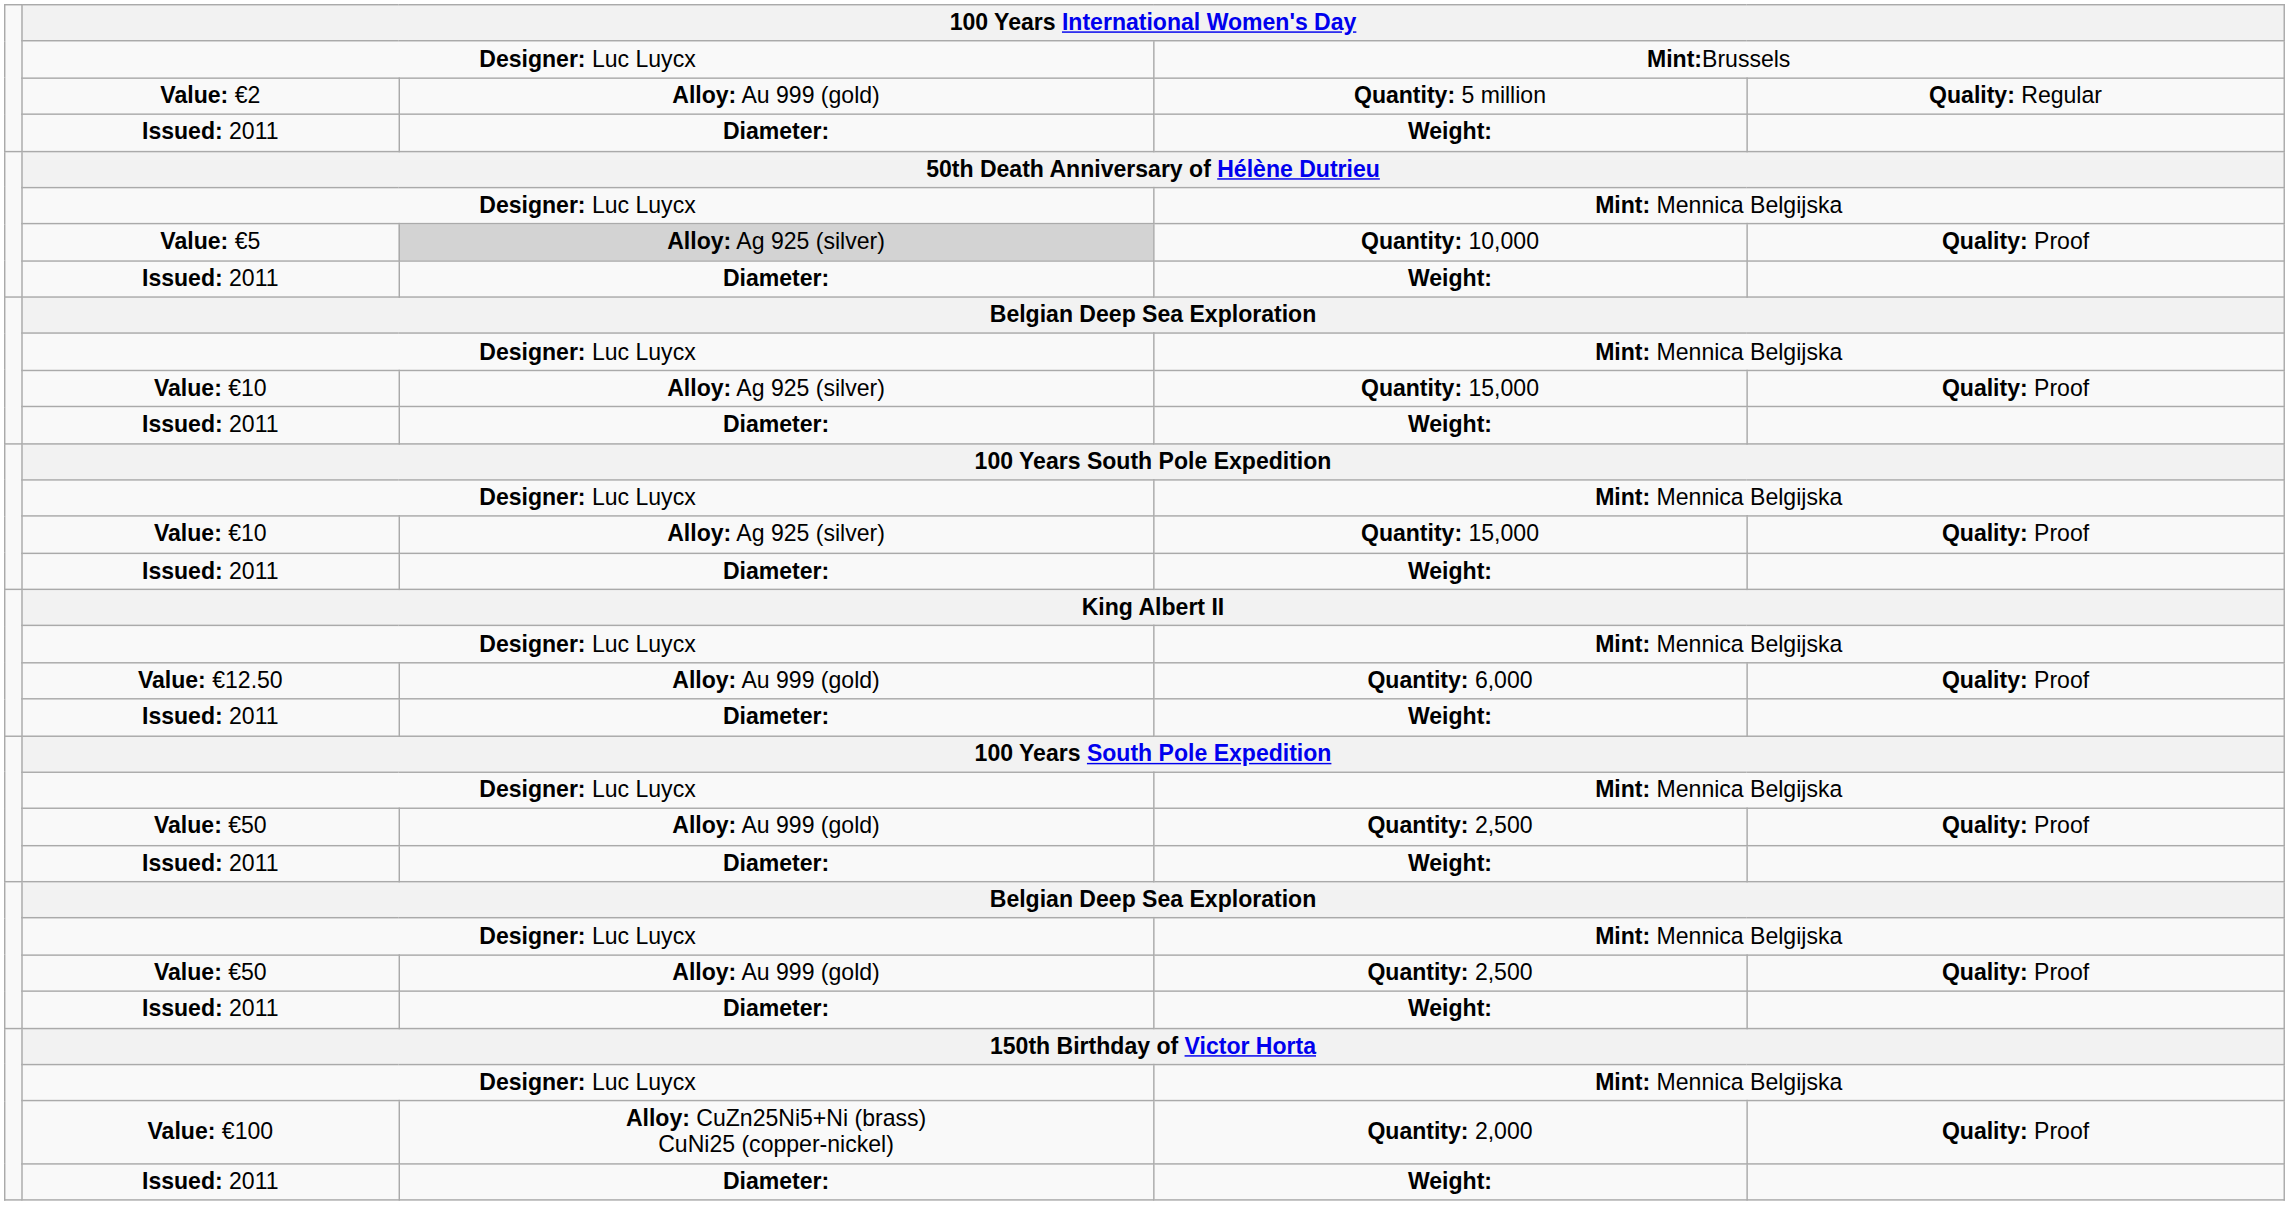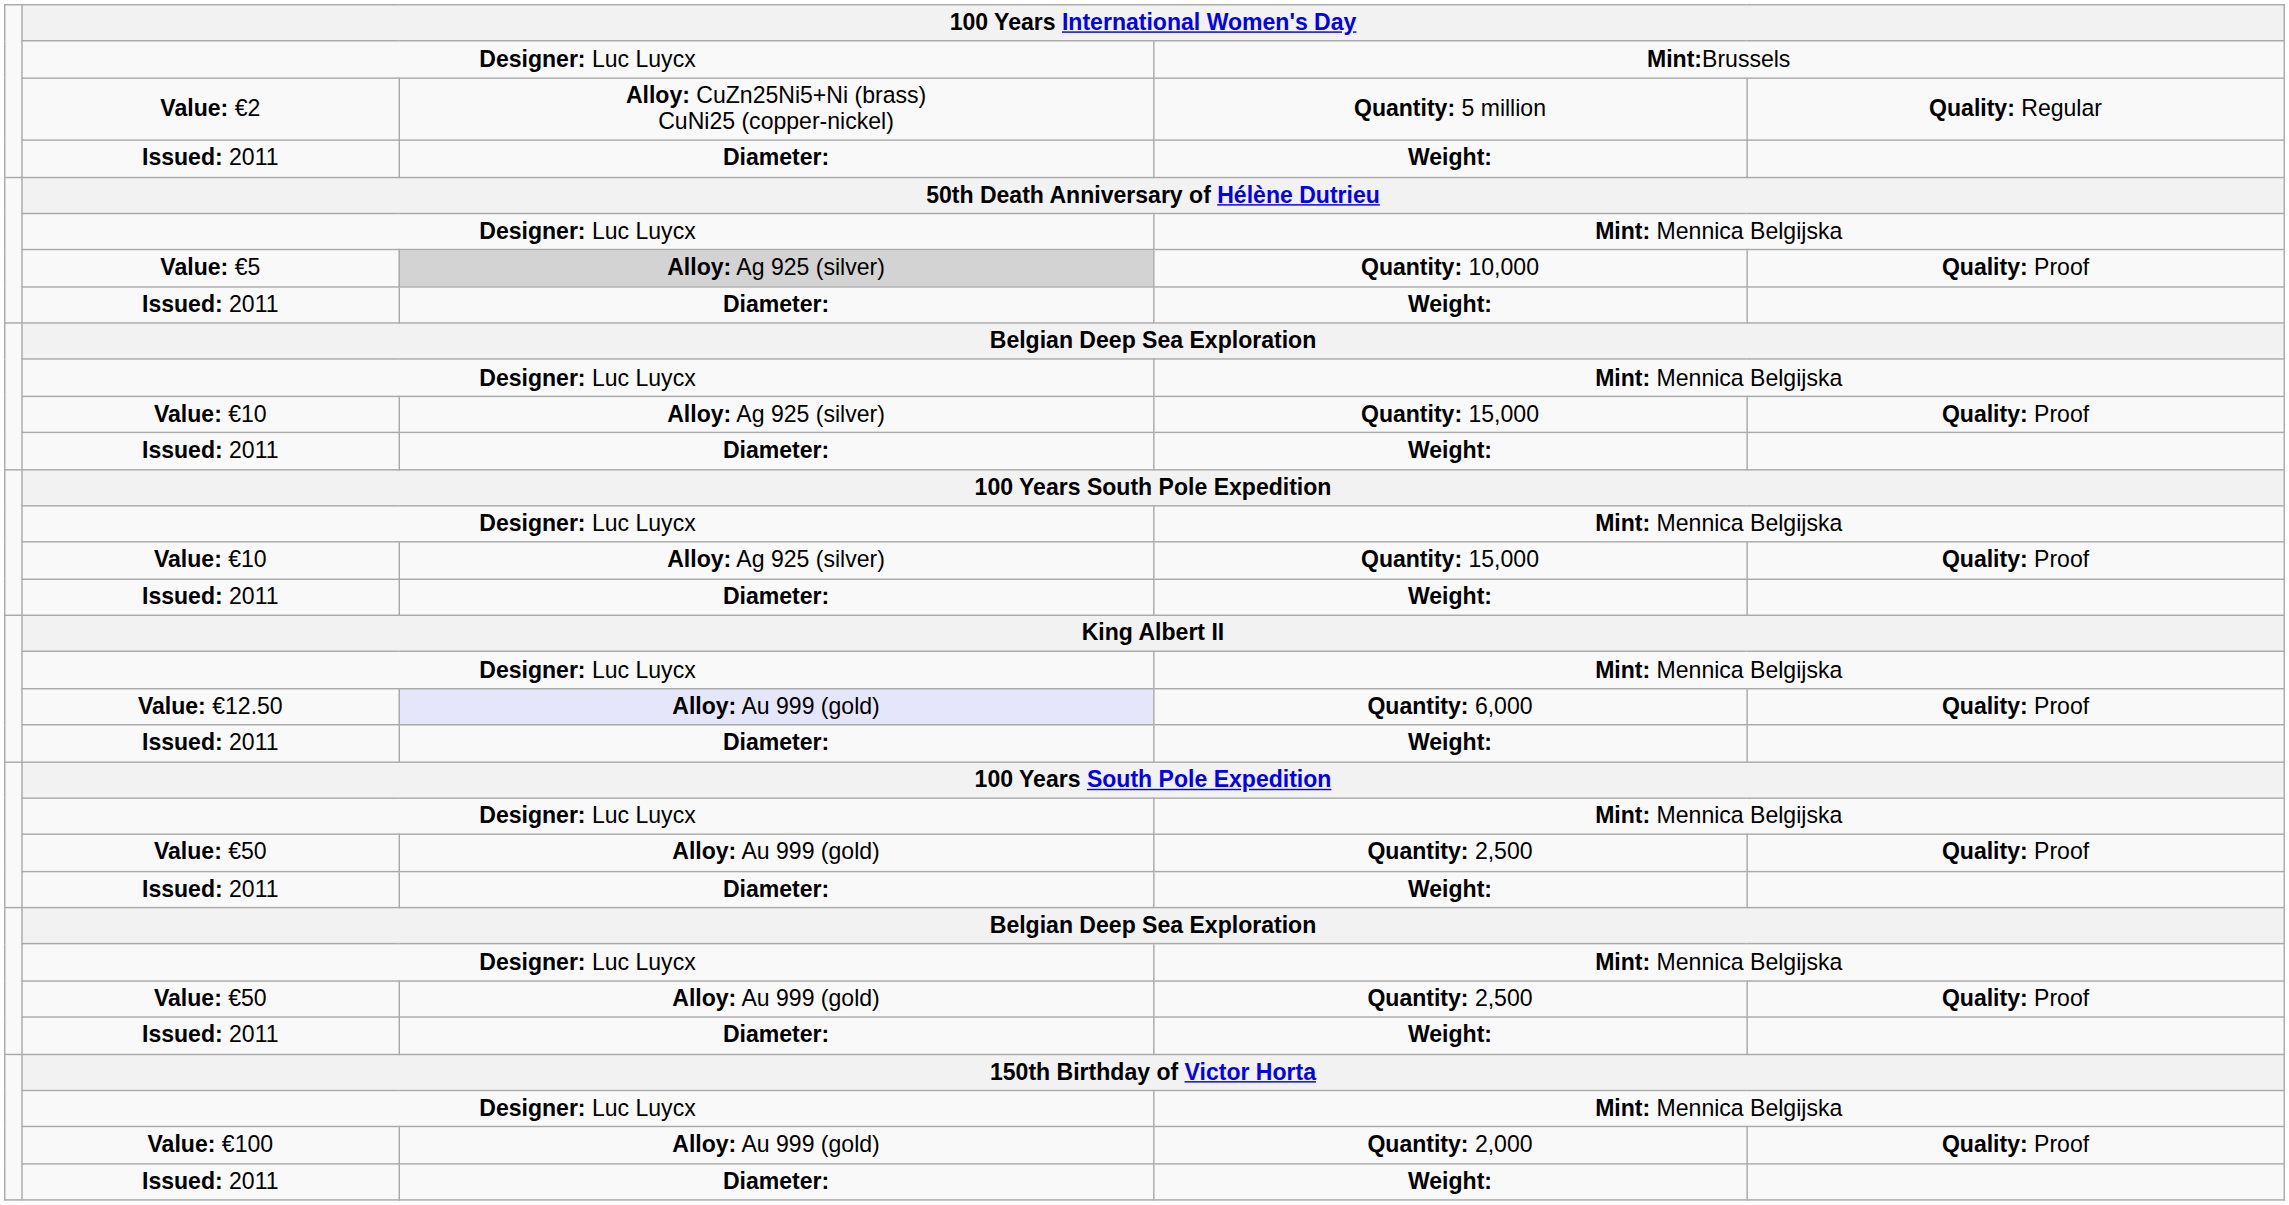(776, 95) Alloy: Au 999 (gold) -> (776, 108) Alloy: CuZn25Ni5+Ni (brass) CuNi25 (copper-nickel)
(776, 680) no background -> (776, 706) lavender background
(776, 1131) Alloy: CuZn25Ni5+Ni (brass) CuNi25 (copper-nickel) -> (776, 1144) Alloy: Au 999 (gold)
